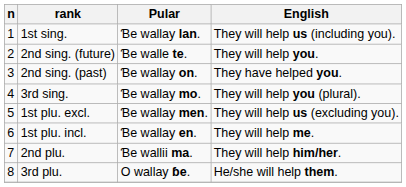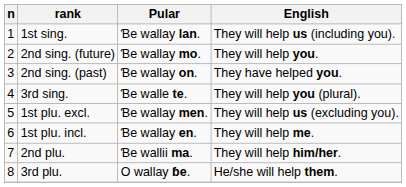(154, 53) Ɓe walle te. -> (161, 53) Ɓe wallay mo.
(161, 93) Ɓe wallay mo. -> (154, 93) Ɓe walle te.
